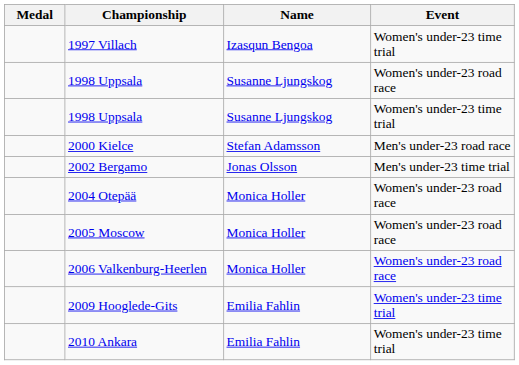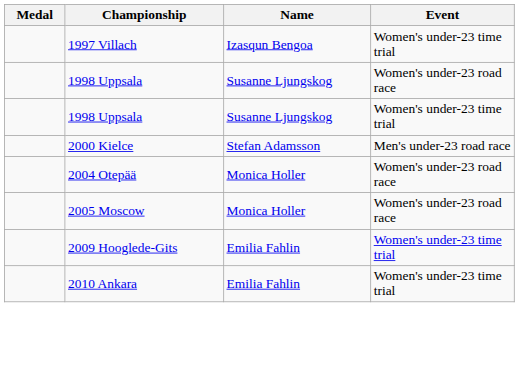- row: (108, 167)
- row: (137, 268)
